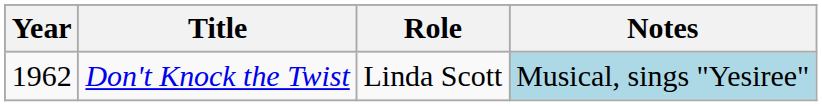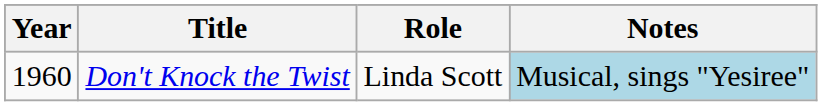(42, 75) 1962 -> (42, 75) 1960
